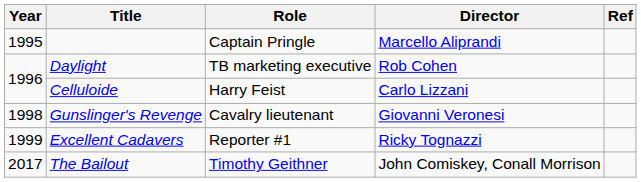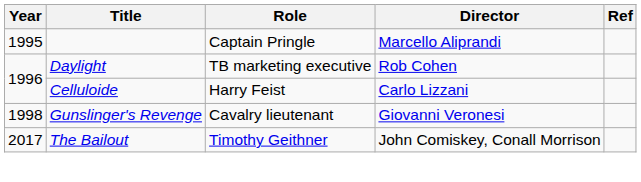- row: (117, 139)
